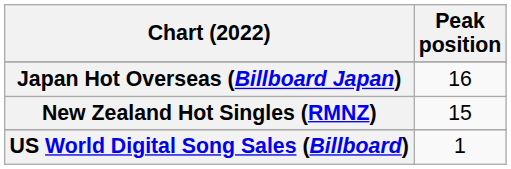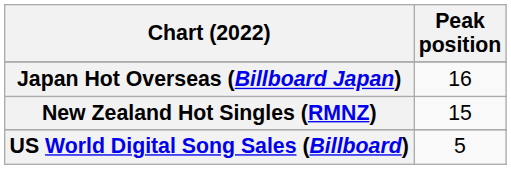(460, 146) 1 -> (460, 146) 5
